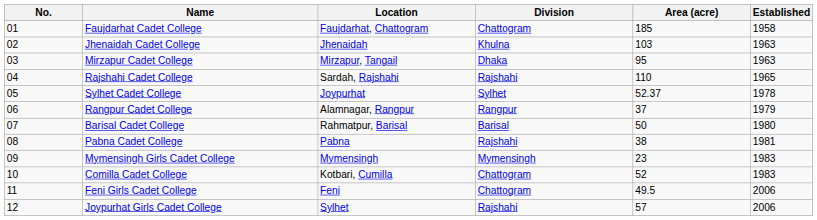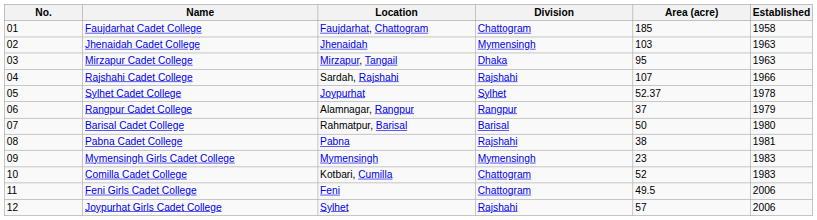(494, 45) Khulna -> (507, 45) Mymensingh
(643, 77) 110 -> (644, 77) 107
(764, 77) 1965 -> (764, 77) 1966
